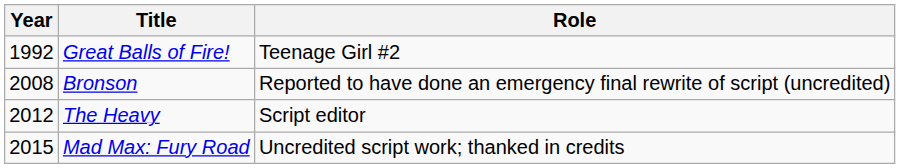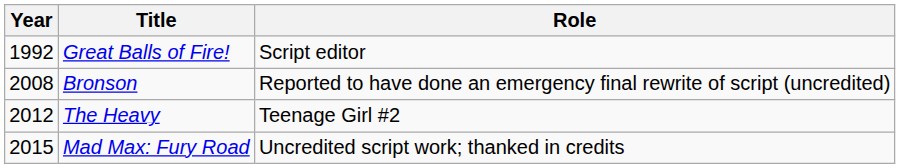(330, 52) Teenage Girl #2 -> (312, 52) Script editor
(312, 115) Script editor -> (330, 115) Teenage Girl #2
